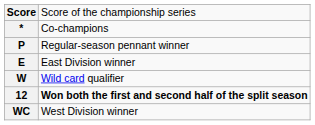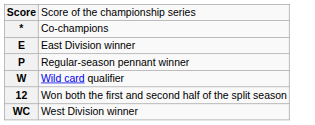rows swapped: (21, 45) <-> (21, 62)
(174, 95) bold -> (164, 95) normal
